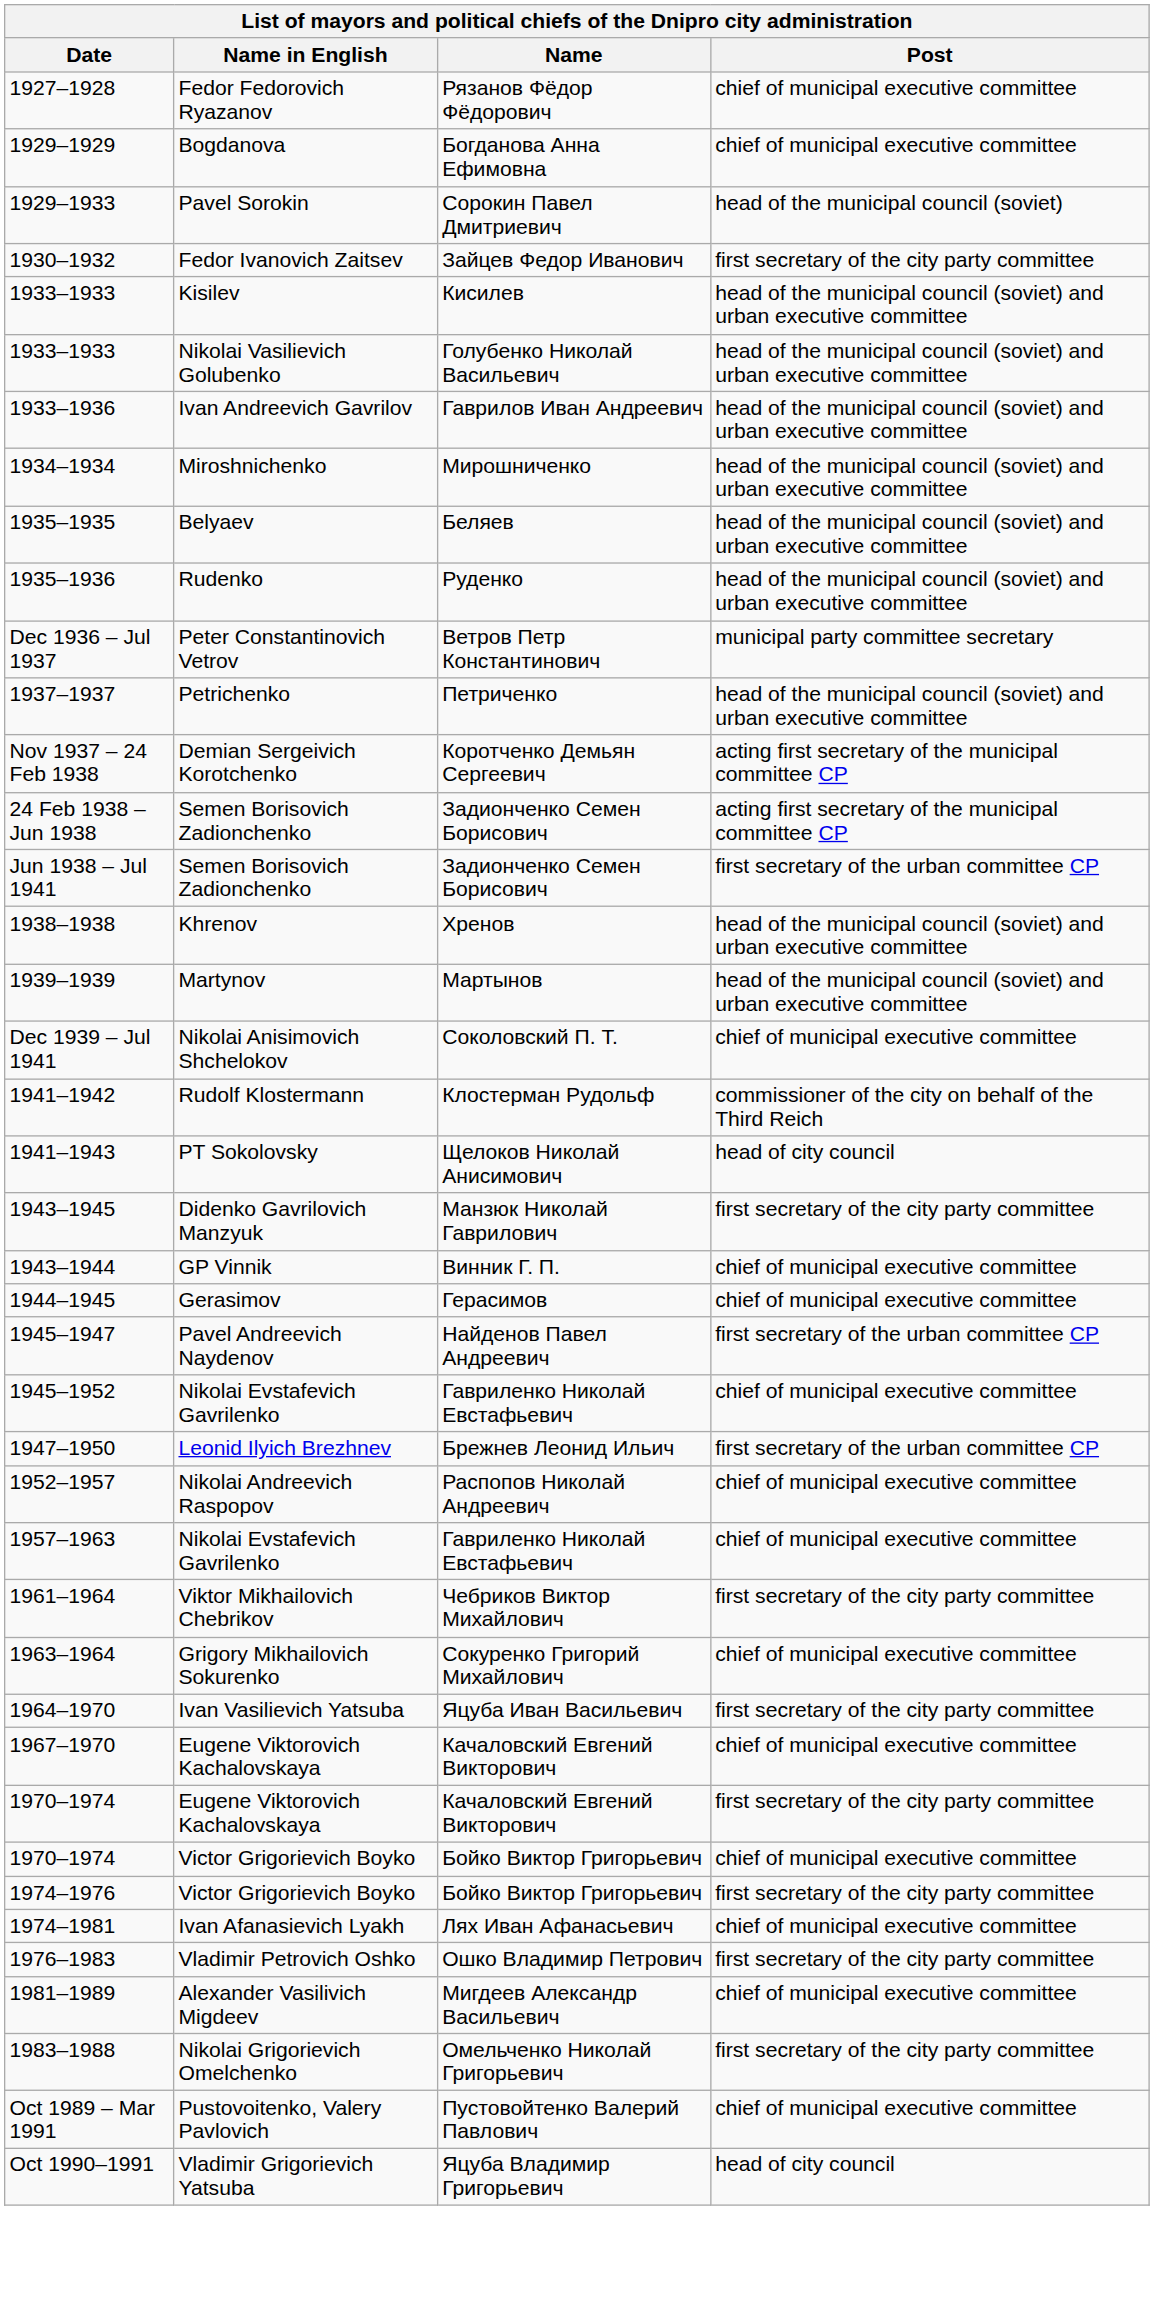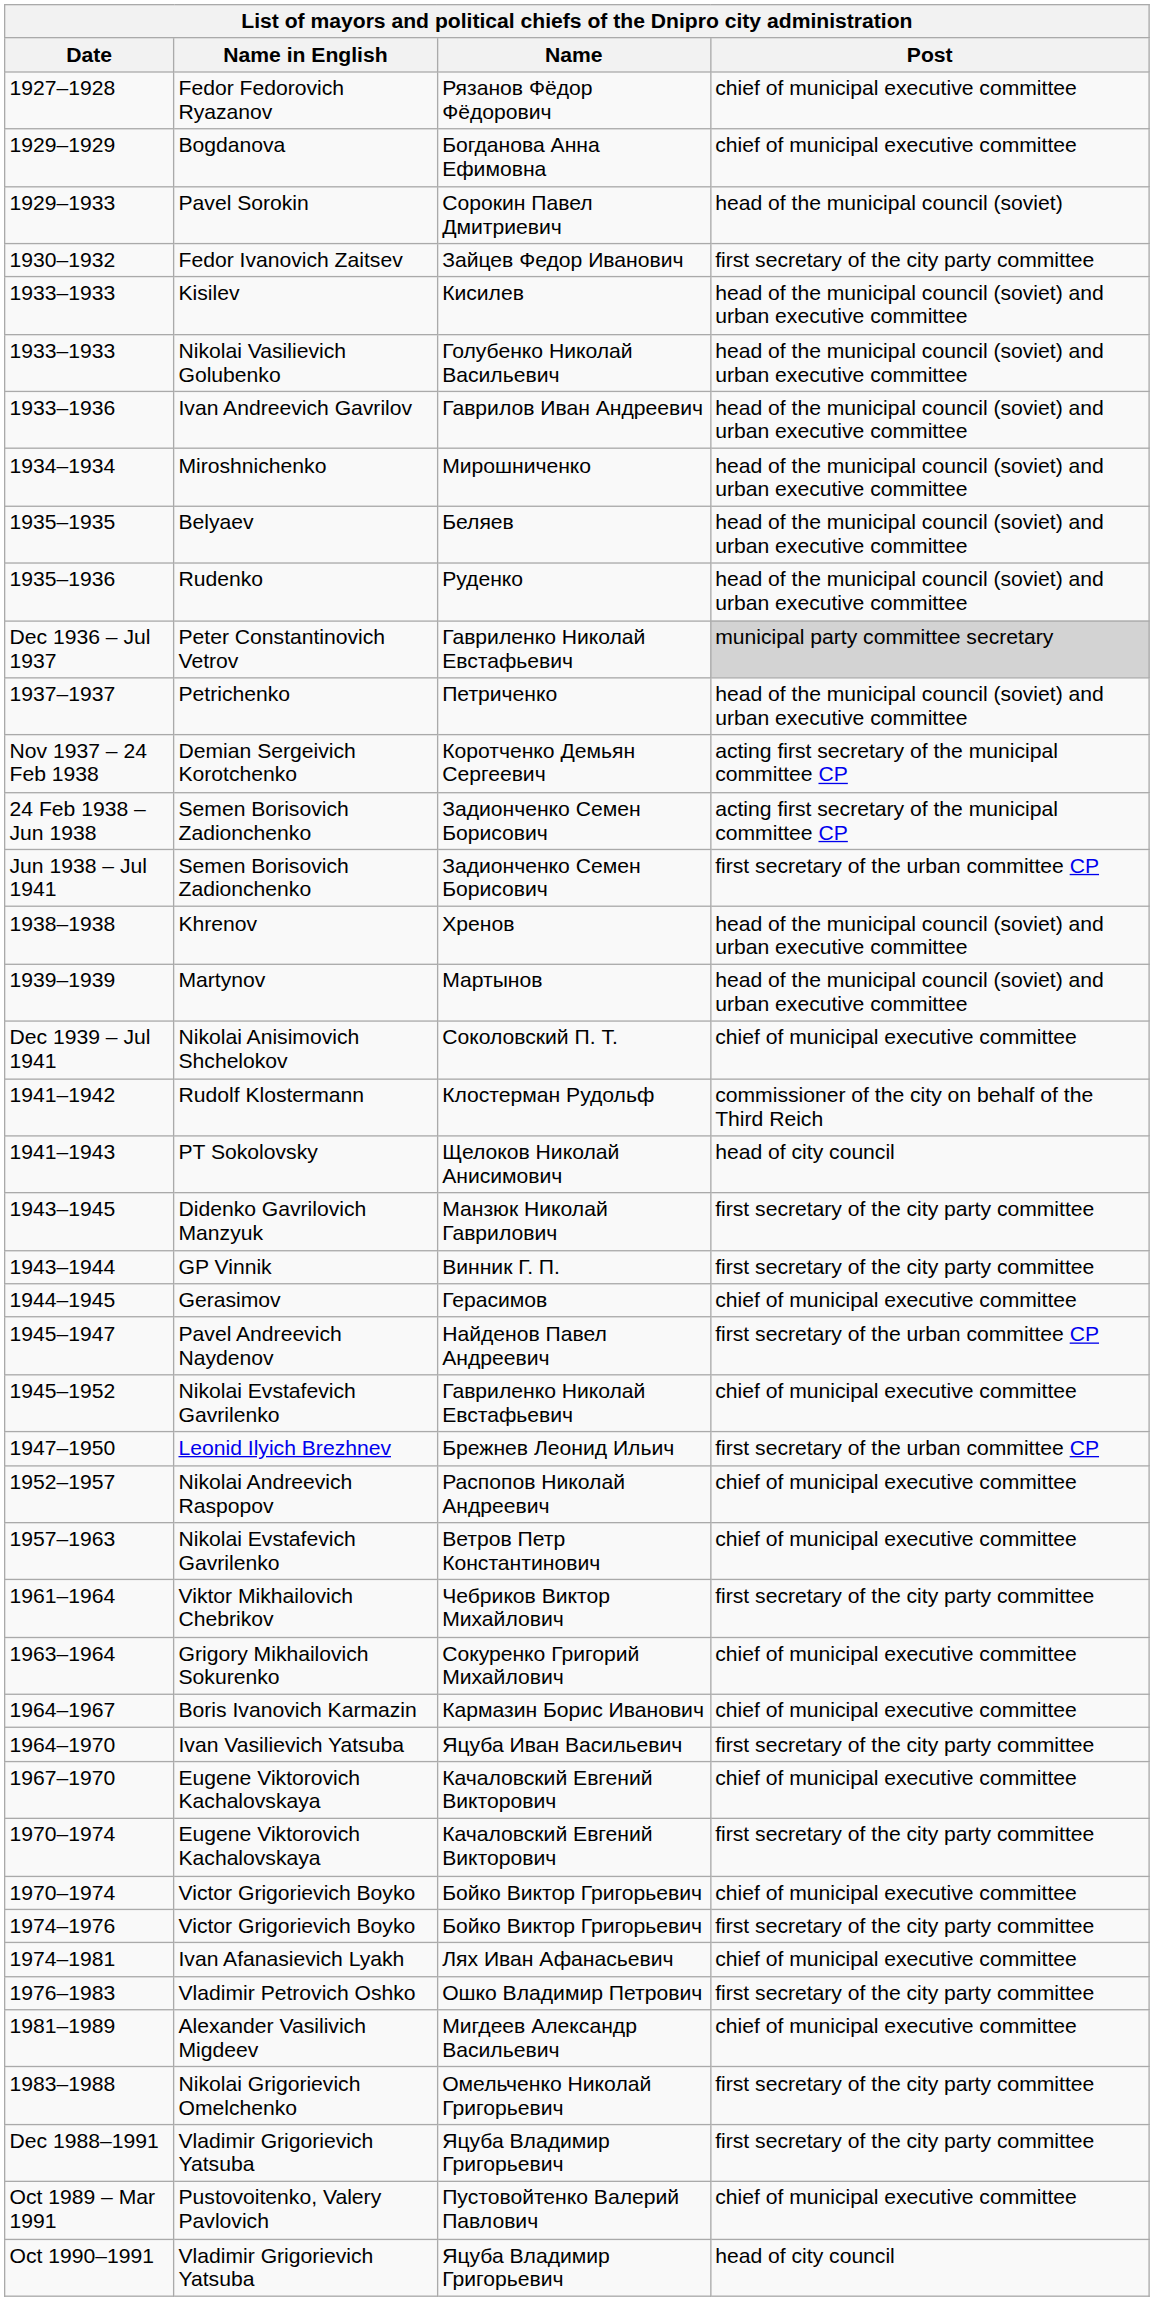(521, 648) Ветров Петр Константинович -> (544, 648) Гавриленко Николай Евстафьевич
(884, 637) no background -> (884, 637) lightgrey background
(896, 1266) chief of municipal executive committee -> (905, 1266) first secretary of the city party committee
(544, 1550) Гавриленко Николай Евстафьевич -> (521, 1550) Ветров Петр Константинович
+ row: (62, 1710)
+ row: (84, 2140)
